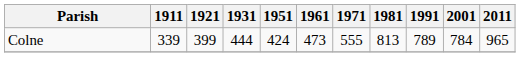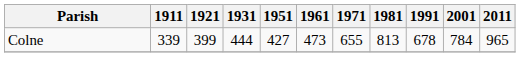(278, 39) 424 -> (278, 39) 427
(351, 39) 555 -> (351, 39) 655
(425, 39) 789 -> (425, 39) 678
